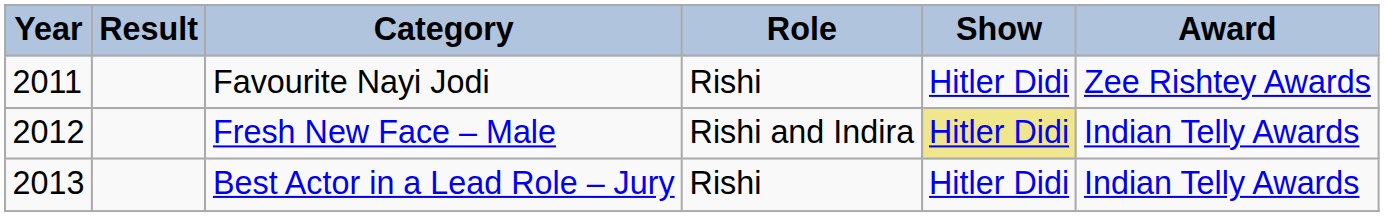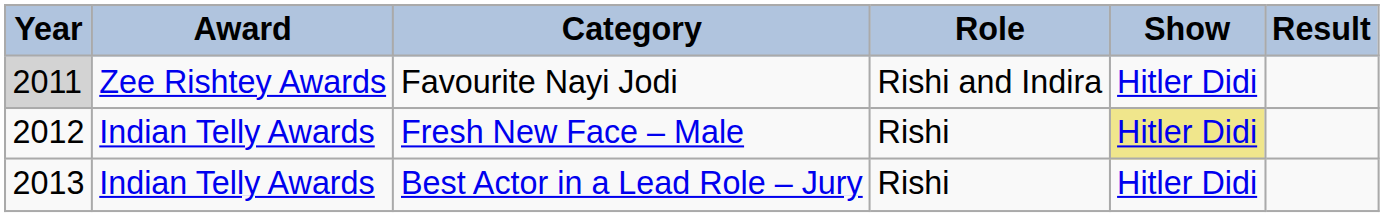columns swapped: (1227, 30) <-> (149, 30)
(47, 81) no background -> (47, 81) lightgrey background
(725, 81) Rishi -> (990, 81) Rishi and Indira
(802, 132) Rishi and Indira -> (914, 132) Rishi
